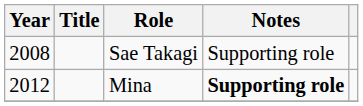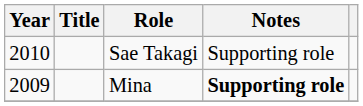(30, 52) 2008 -> (30, 52) 2010
(30, 85) 2012 -> (30, 85) 2009
